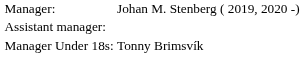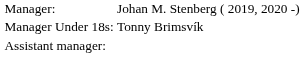rows swapped: (55, 27) <-> (59, 45)
